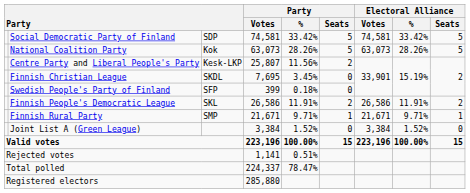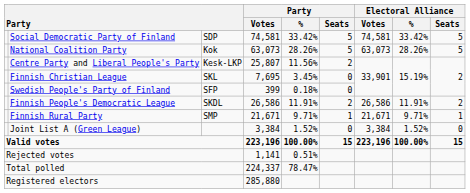(213, 77) SKDL -> (210, 77) SKL
(210, 103) SKL -> (213, 103) SKDL
